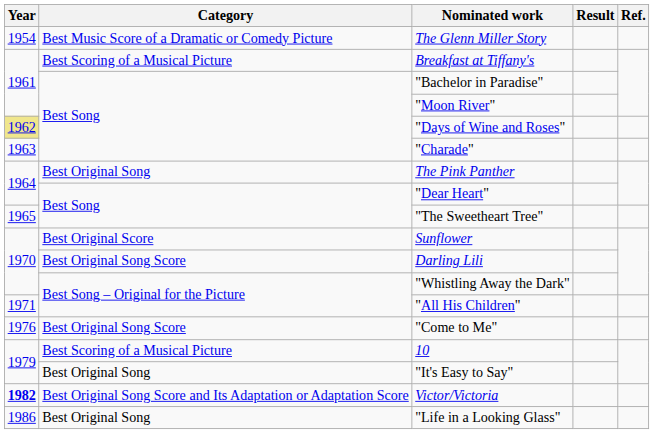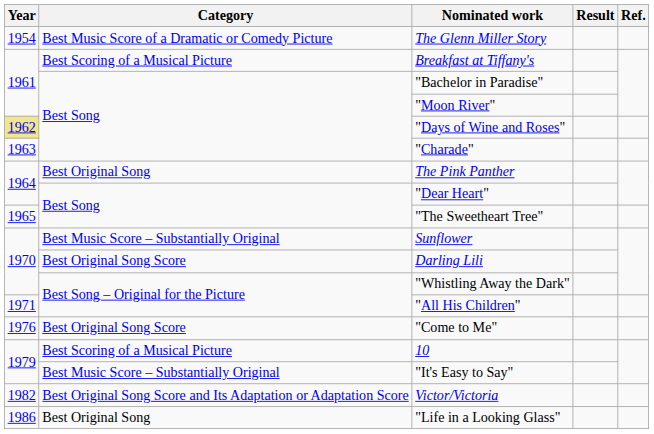(98, 238) Best Original Score -> (161, 238) Best Music Score – Substantially Original
(96, 372) Best Original Song -> (161, 372) Best Music Score – Substantially Original
(22, 395) bold -> (22, 395) normal
